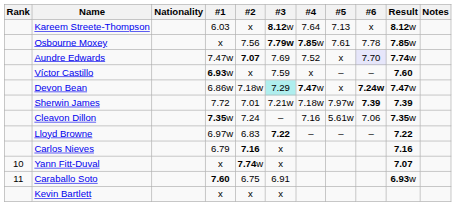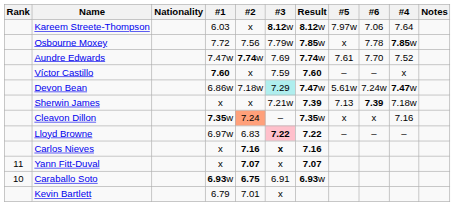columns swapped: (311, 12) <-> (403, 12)
(341, 27) 7.13 -> (344, 27) 7.97w
(371, 27) x -> (374, 27) 7.06
(220, 42) x -> (220, 42) 7.72
(281, 42) bold -> (280, 42) normal
(341, 42) 7.61 -> (344, 42) x
(250, 58) 7.07 -> (250, 58) 7.74w
(341, 58) x -> (344, 58) 7.61
(371, 58) lavender background -> (374, 58) no background
(220, 73) 6.93w -> (220, 73) 7.60
(341, 88) x -> (344, 88) 5.61w
(371, 88) bold -> (374, 88) normal
(220, 103) 7.72 -> (220, 103) x
(250, 103) 7.01 -> (250, 103) x
(341, 103) 7.97w -> (344, 103) 7.13
(250, 118) no background -> (250, 118) lightsalmon background
(341, 118) 5.61w -> (344, 118) x
(371, 118) 7.06 -> (374, 118) x
(281, 133) no background -> (280, 133) pink background
(220, 149) 6.79 -> (220, 149) x
(281, 149) normal -> (280, 149) bold
(18, 164) 10 -> (18, 164) 11
(250, 164) 7.74w -> (250, 164) 7.07
(18, 179) 11 -> (18, 179) 10
(220, 179) 7.60 -> (220, 179) 6.93w
(250, 179) normal -> (250, 179) bold
(220, 194) x -> (220, 194) 6.79
(250, 194) x -> (250, 194) 7.01
